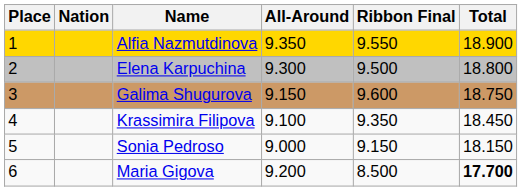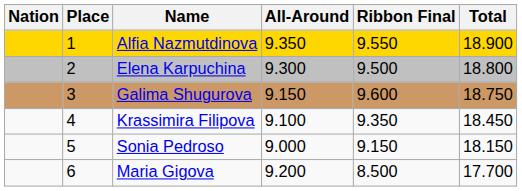columns swapped: (30, 17) <-> (84, 17)
(488, 172) bold -> (488, 172) normal
